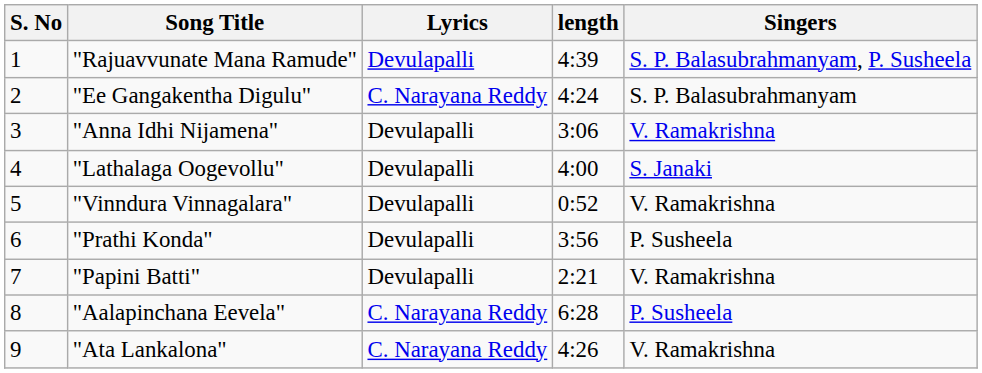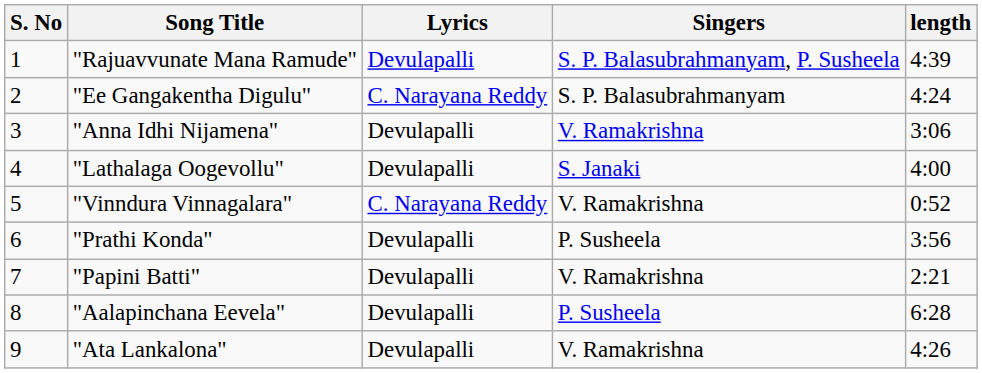columns swapped: (800, 22) <-> (588, 22)
(421, 204) Devulapalli -> (457, 204) C. Narayana Reddy
(457, 312) C. Narayana Reddy -> (421, 312) Devulapalli
(457, 349) C. Narayana Reddy -> (421, 349) Devulapalli
